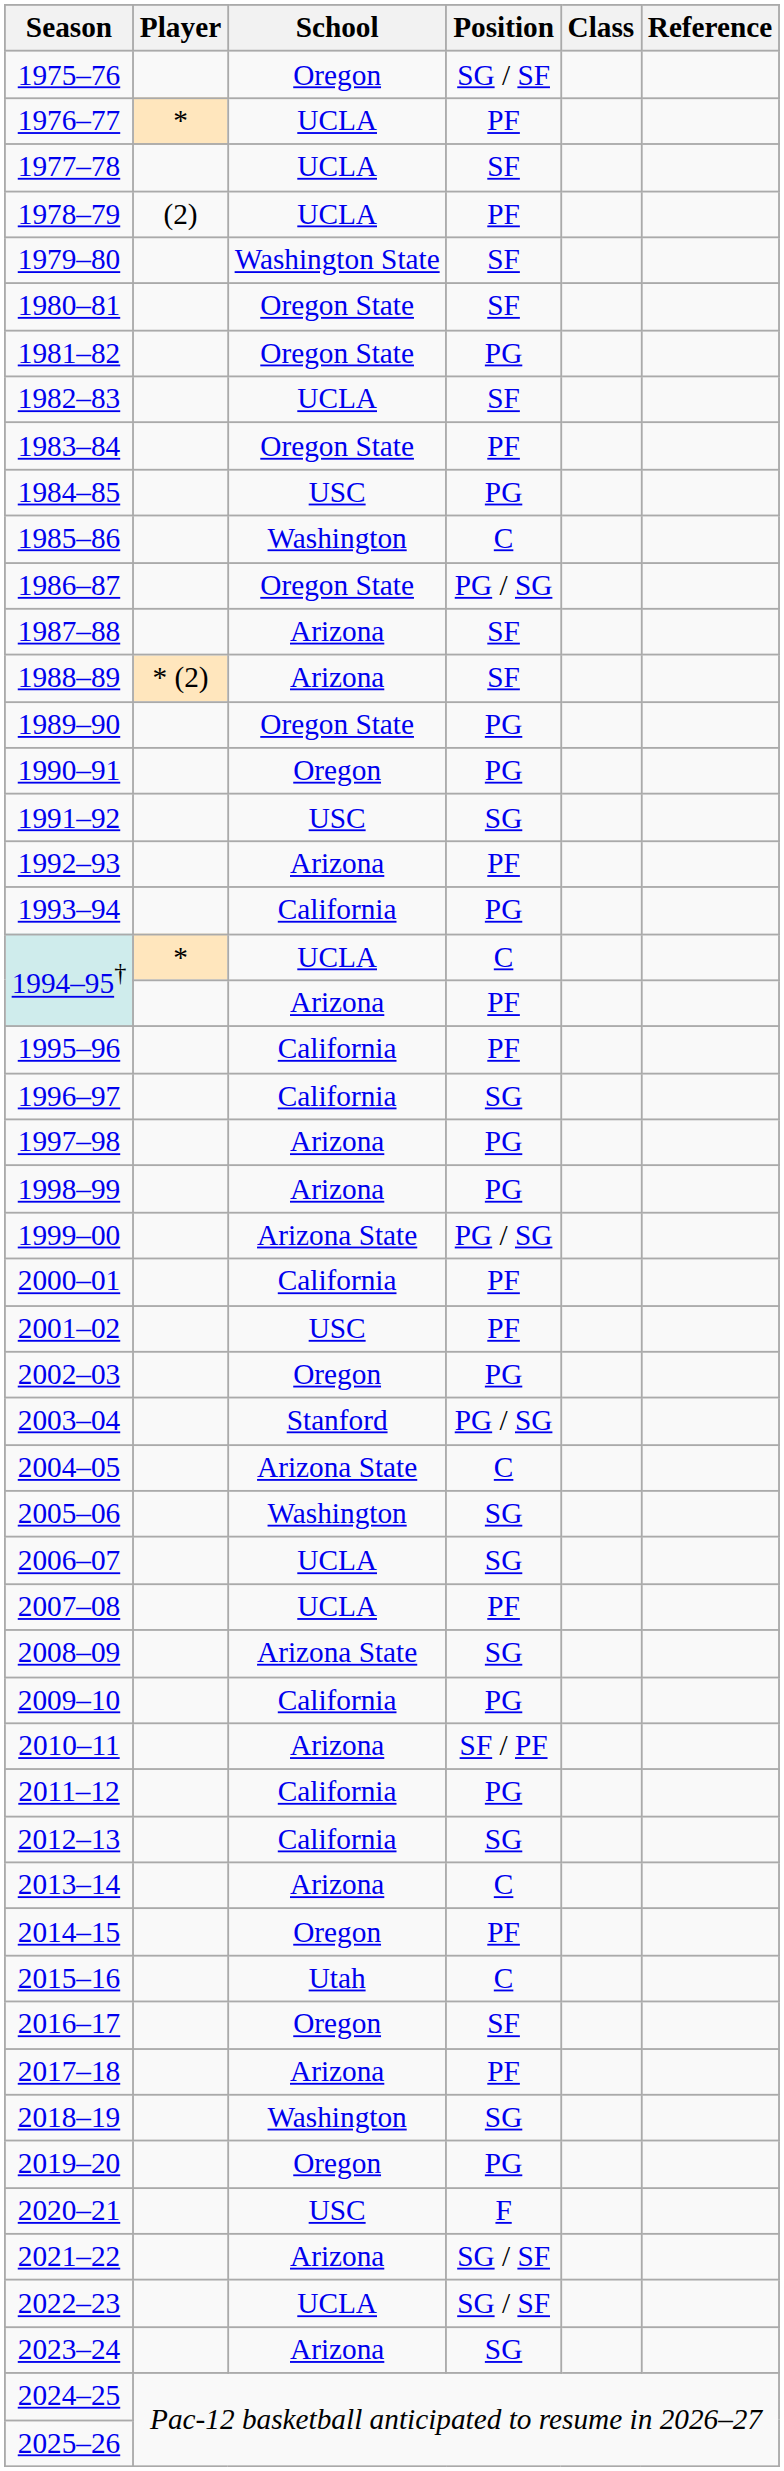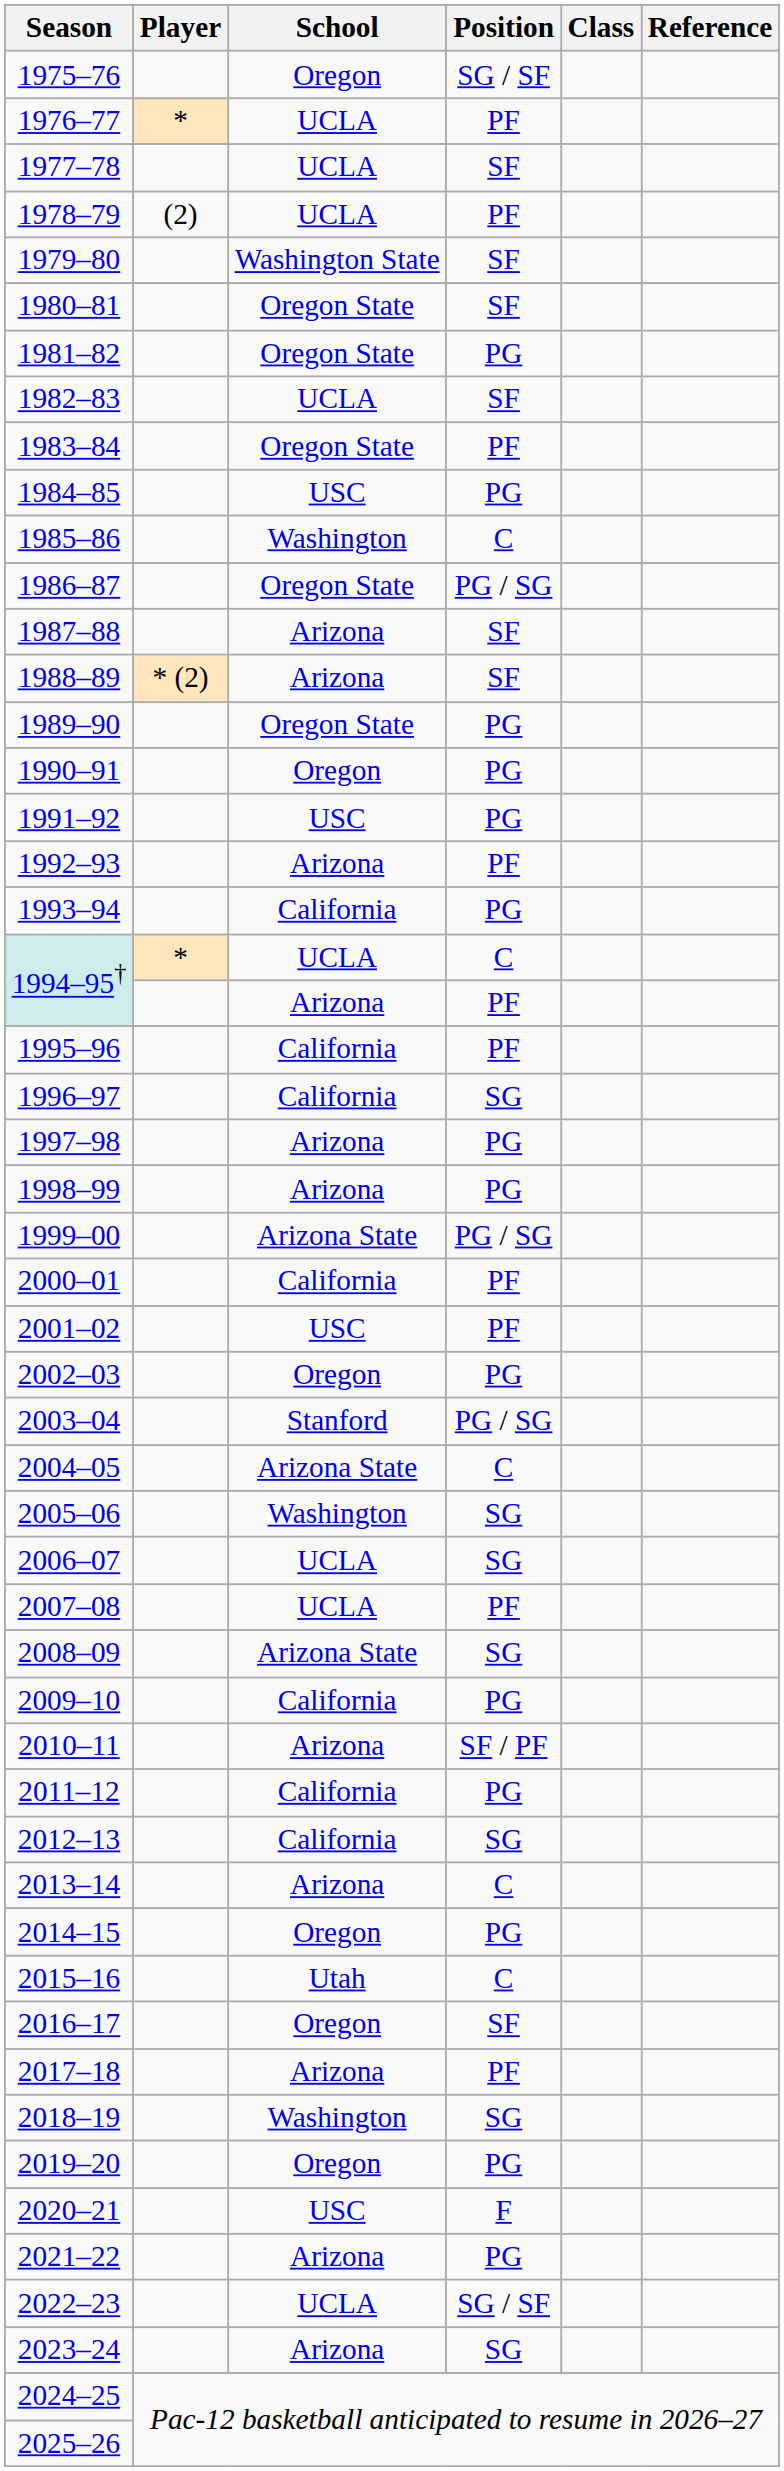(504, 817) SG -> (504, 817) PG
(504, 1931) PF -> (504, 1931) PG
(504, 2256) SG / SF -> (504, 2256) PG
